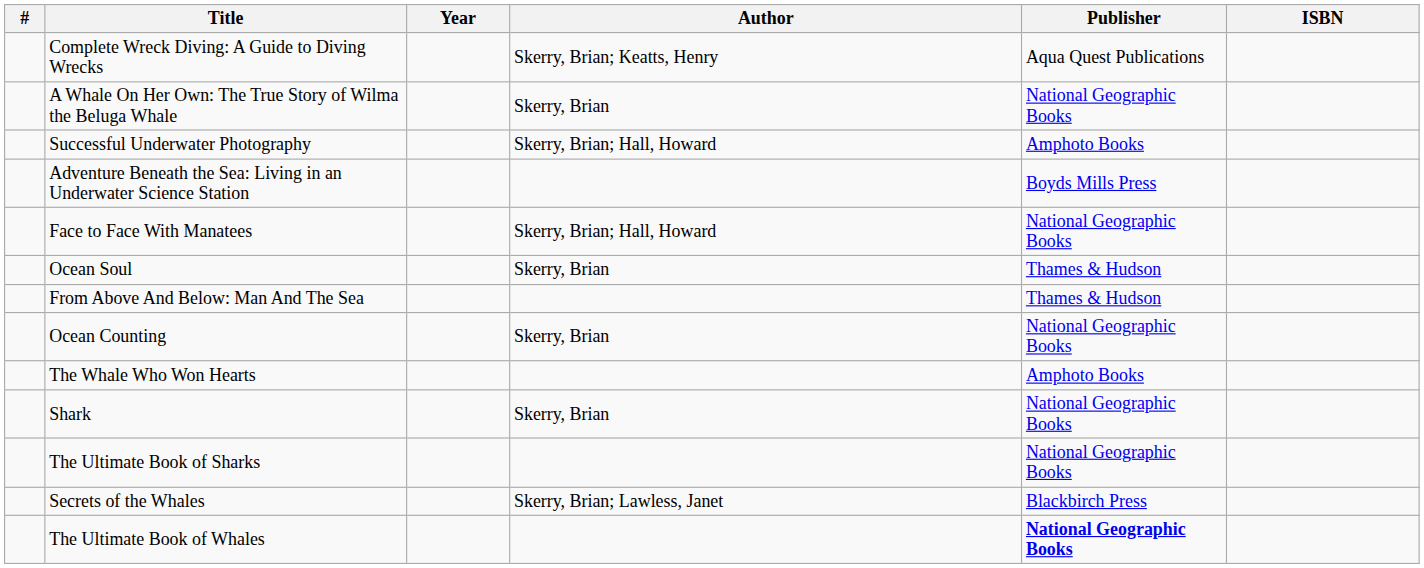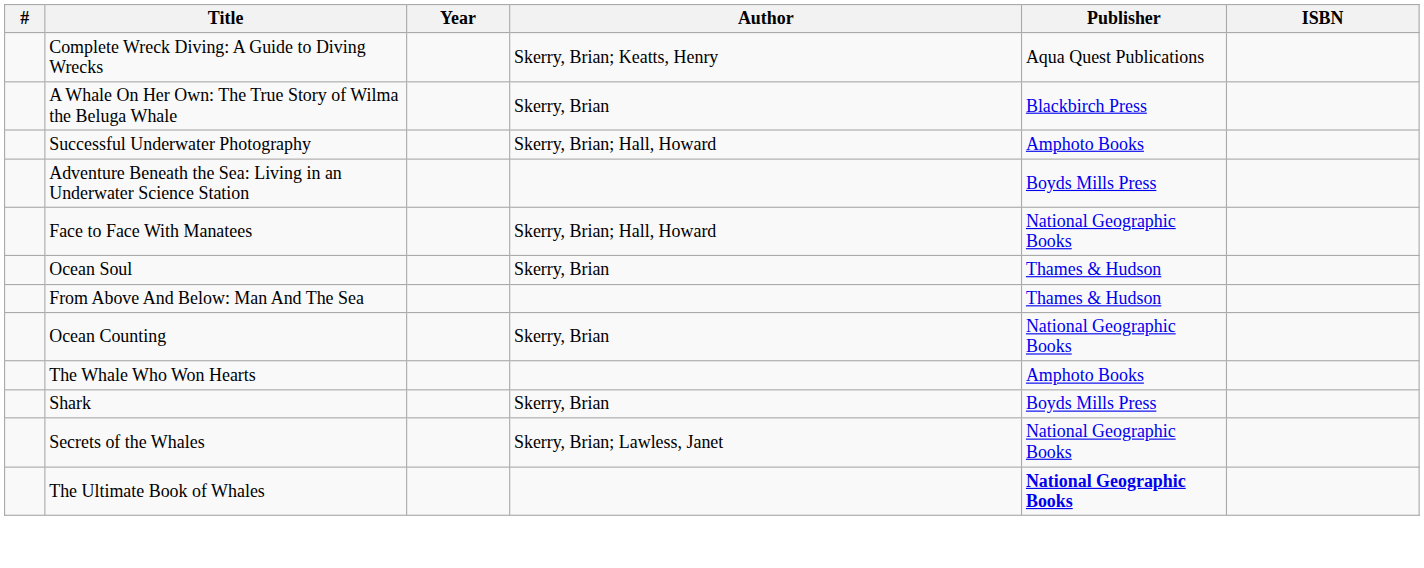(1101, 105) National Geographic Books -> (1086, 105) Blackbirch Press
(1101, 413) National Geographic Books -> (1091, 403) Boyds Mills Press
- row: (155, 462)
(1086, 500) Blackbirch Press -> (1101, 442) National Geographic Books
